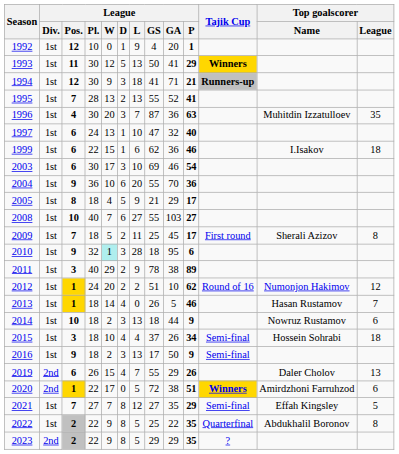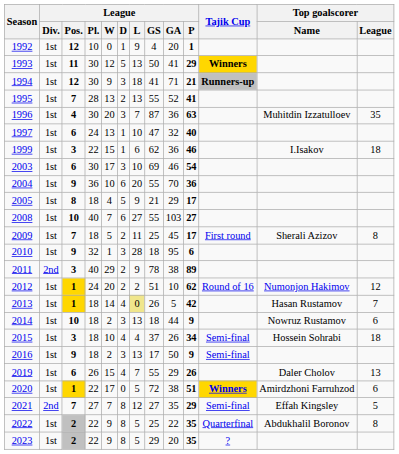(74, 150) 6 -> (74, 150) 3
(109, 252) paleturquoise background -> (109, 252) no background
(51, 269) 1st -> (51, 269) 2nd
(137, 304) no background -> (137, 304) khaki background
(191, 304) 46 -> (191, 304) 42
(51, 372) 2nd -> (51, 372) 1st
(51, 389) 2nd -> (51, 389) 1st
(51, 406) 1st -> (51, 406) 2nd
(51, 440) 2nd -> (51, 440) 1st
(173, 440) 29 -> (173, 440) 20
